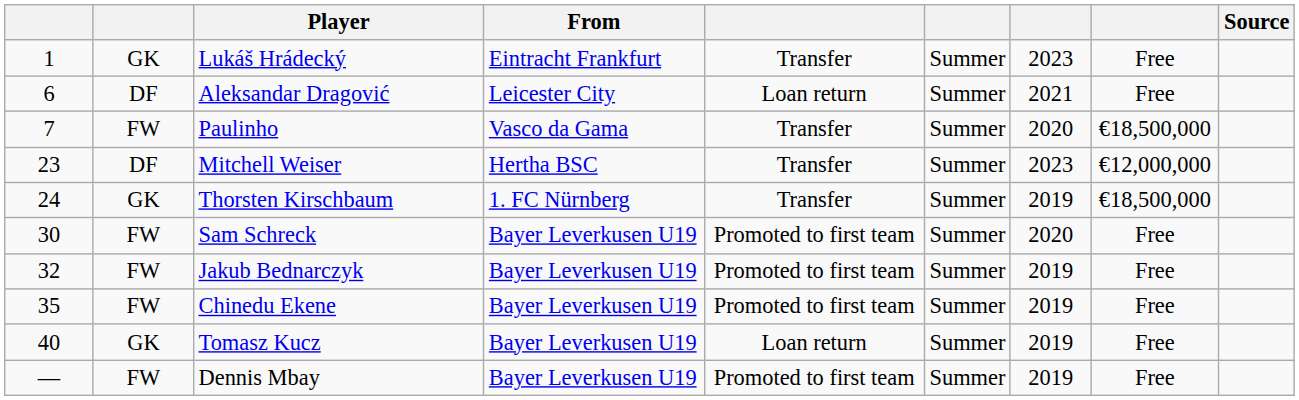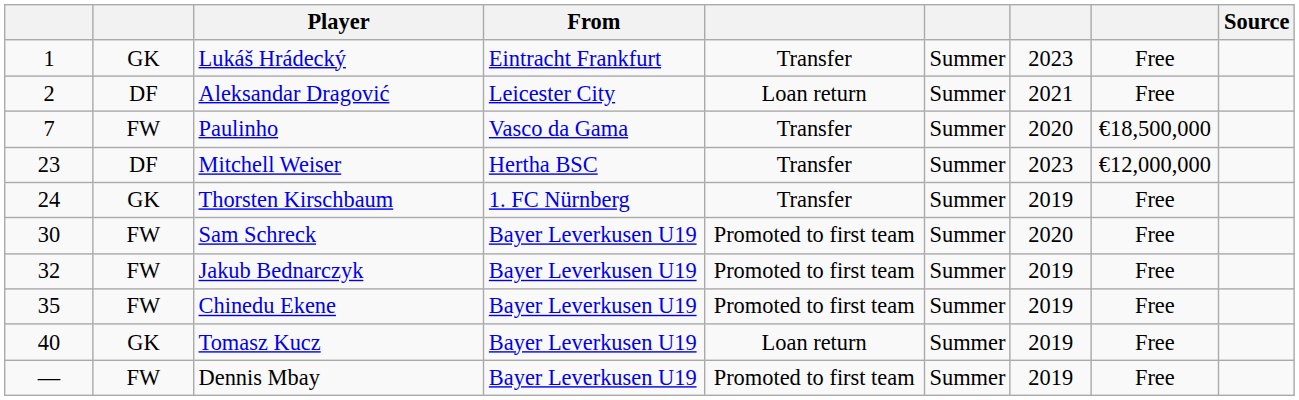(49, 93) 6 -> (49, 93) 2
(1155, 199) €18,500,000 -> (1155, 199) Free
